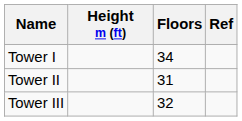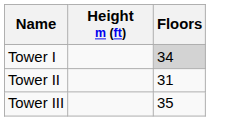- column: (221, 24)
(165, 56) no background -> (165, 56) lightgrey background
(165, 103) 32 -> (165, 103) 35
